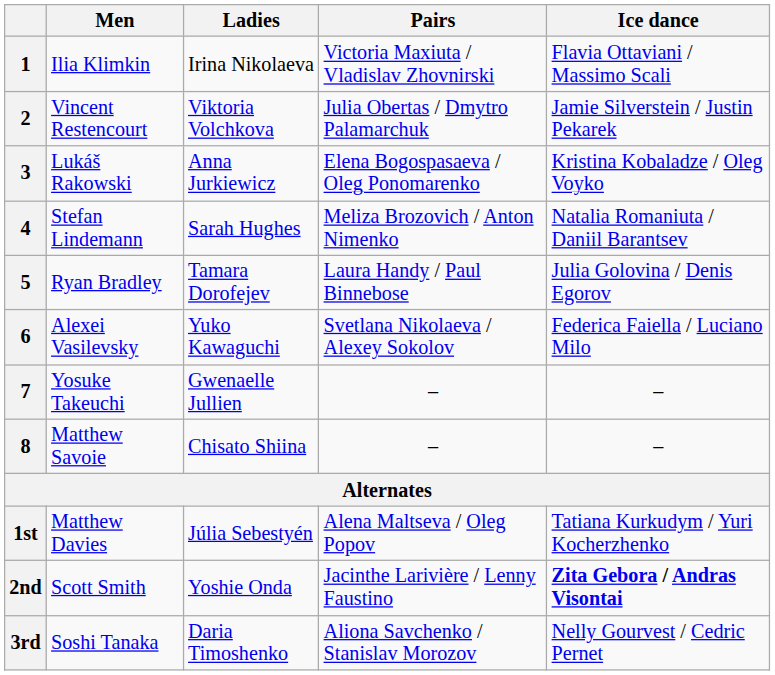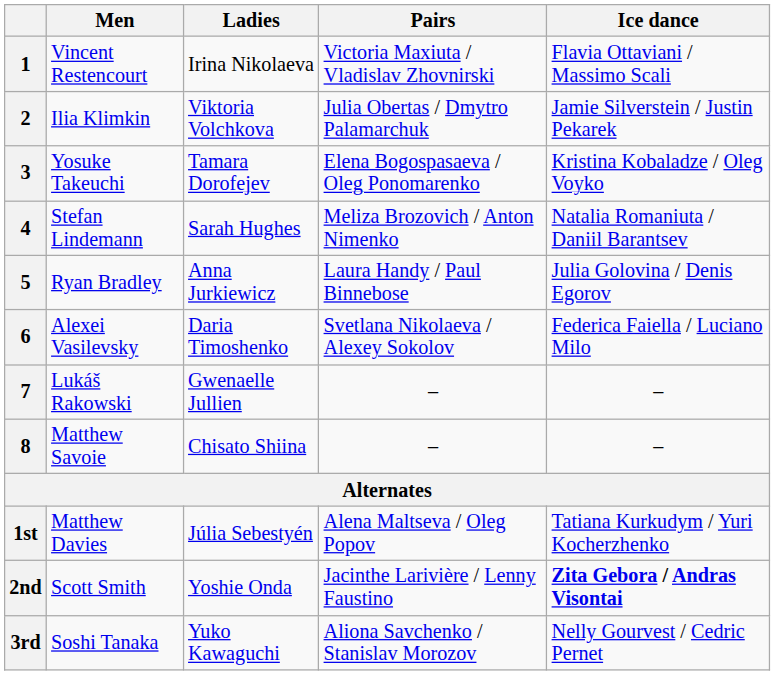(101, 63) Ilia Klimkin -> (99, 63) Vincent Restencourt
(99, 118) Vincent Restencourt -> (101, 118) Ilia Klimkin
(91, 173) Lukáš Rakowski -> (88, 173) Yosuke Takeuchi
(232, 173) Anna Jurkiewicz -> (229, 173) Tamara Dorofejev
(229, 282) Tamara Dorofejev -> (232, 282) Anna Jurkiewicz
(234, 337) Yuko Kawaguchi -> (238, 337) Daria Timoshenko
(88, 391) Yosuke Takeuchi -> (91, 391) Lukáš Rakowski
(238, 642) Daria Timoshenko -> (234, 642) Yuko Kawaguchi
